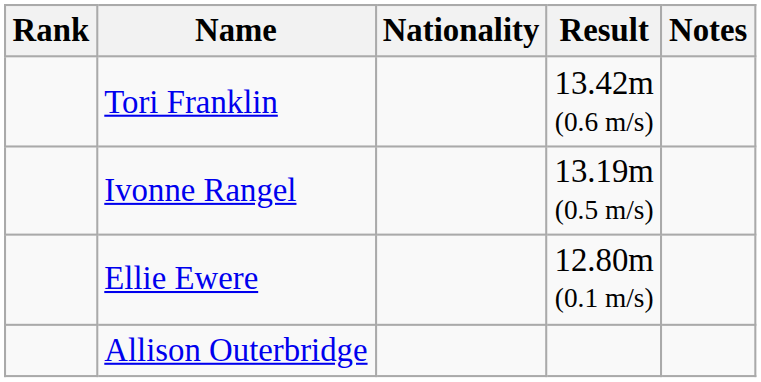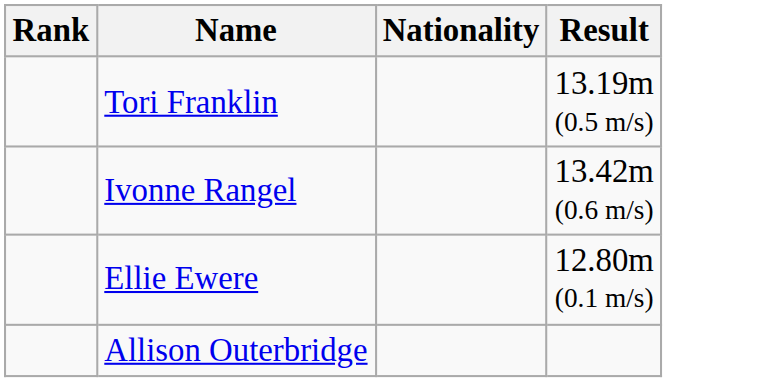- column: (708, 30)
(604, 100) 13.42m (0.6 m/s) -> (604, 100) 13.19m (0.5 m/s)
(604, 189) 13.19m (0.5 m/s) -> (604, 189) 13.42m (0.6 m/s)
